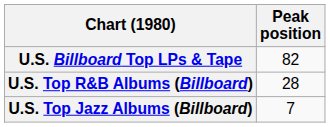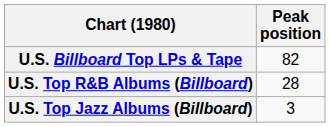(291, 109) 7 -> (291, 109) 3
